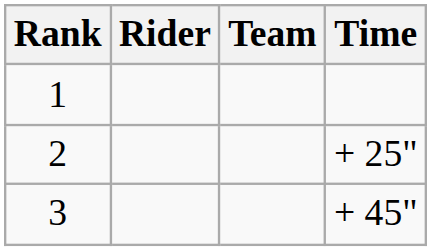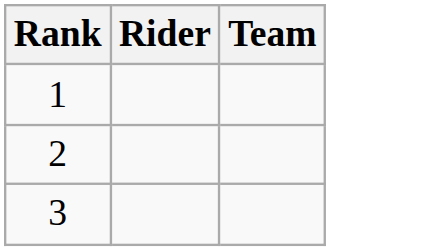- column: (376, 34)
